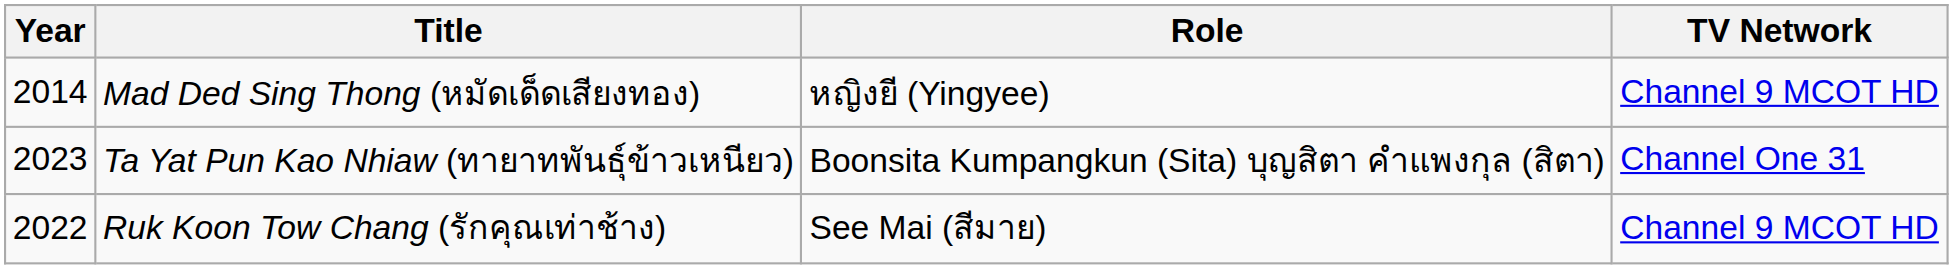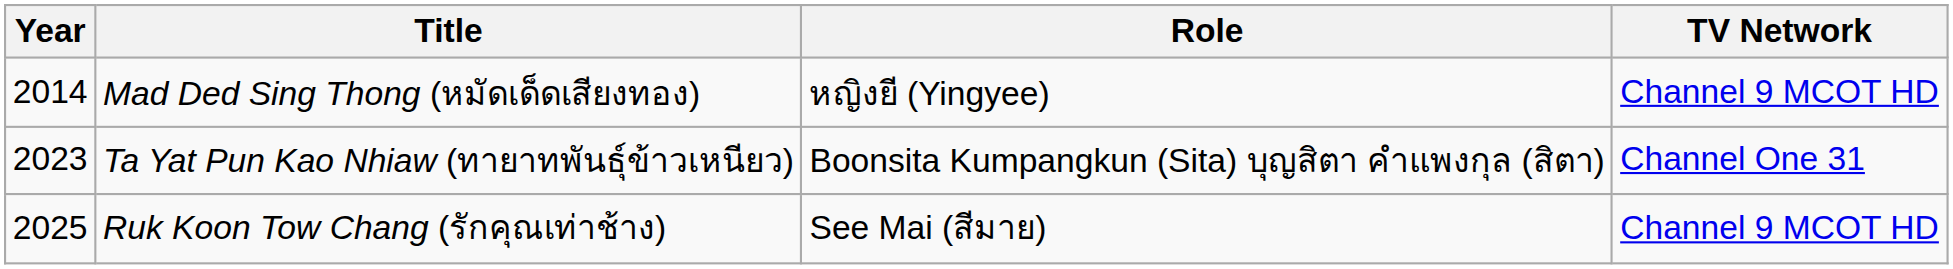(50, 227) 2022 -> (50, 227) 2025
